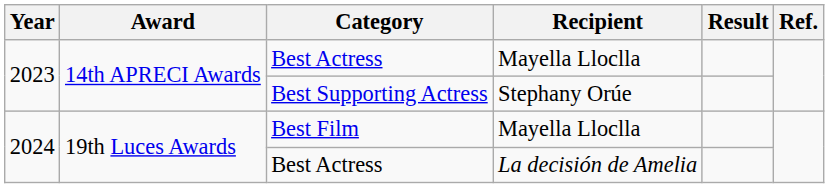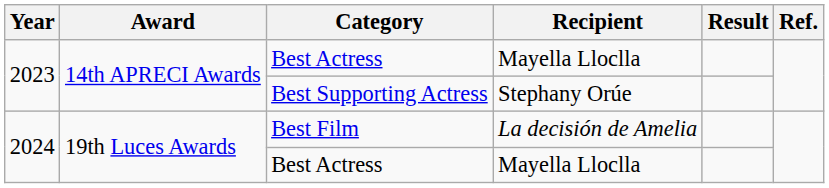(569, 128) Mayella Lloclla -> (598, 128) La decisión de Amelia
(598, 164) La decisión de Amelia -> (569, 164) Mayella Lloclla
